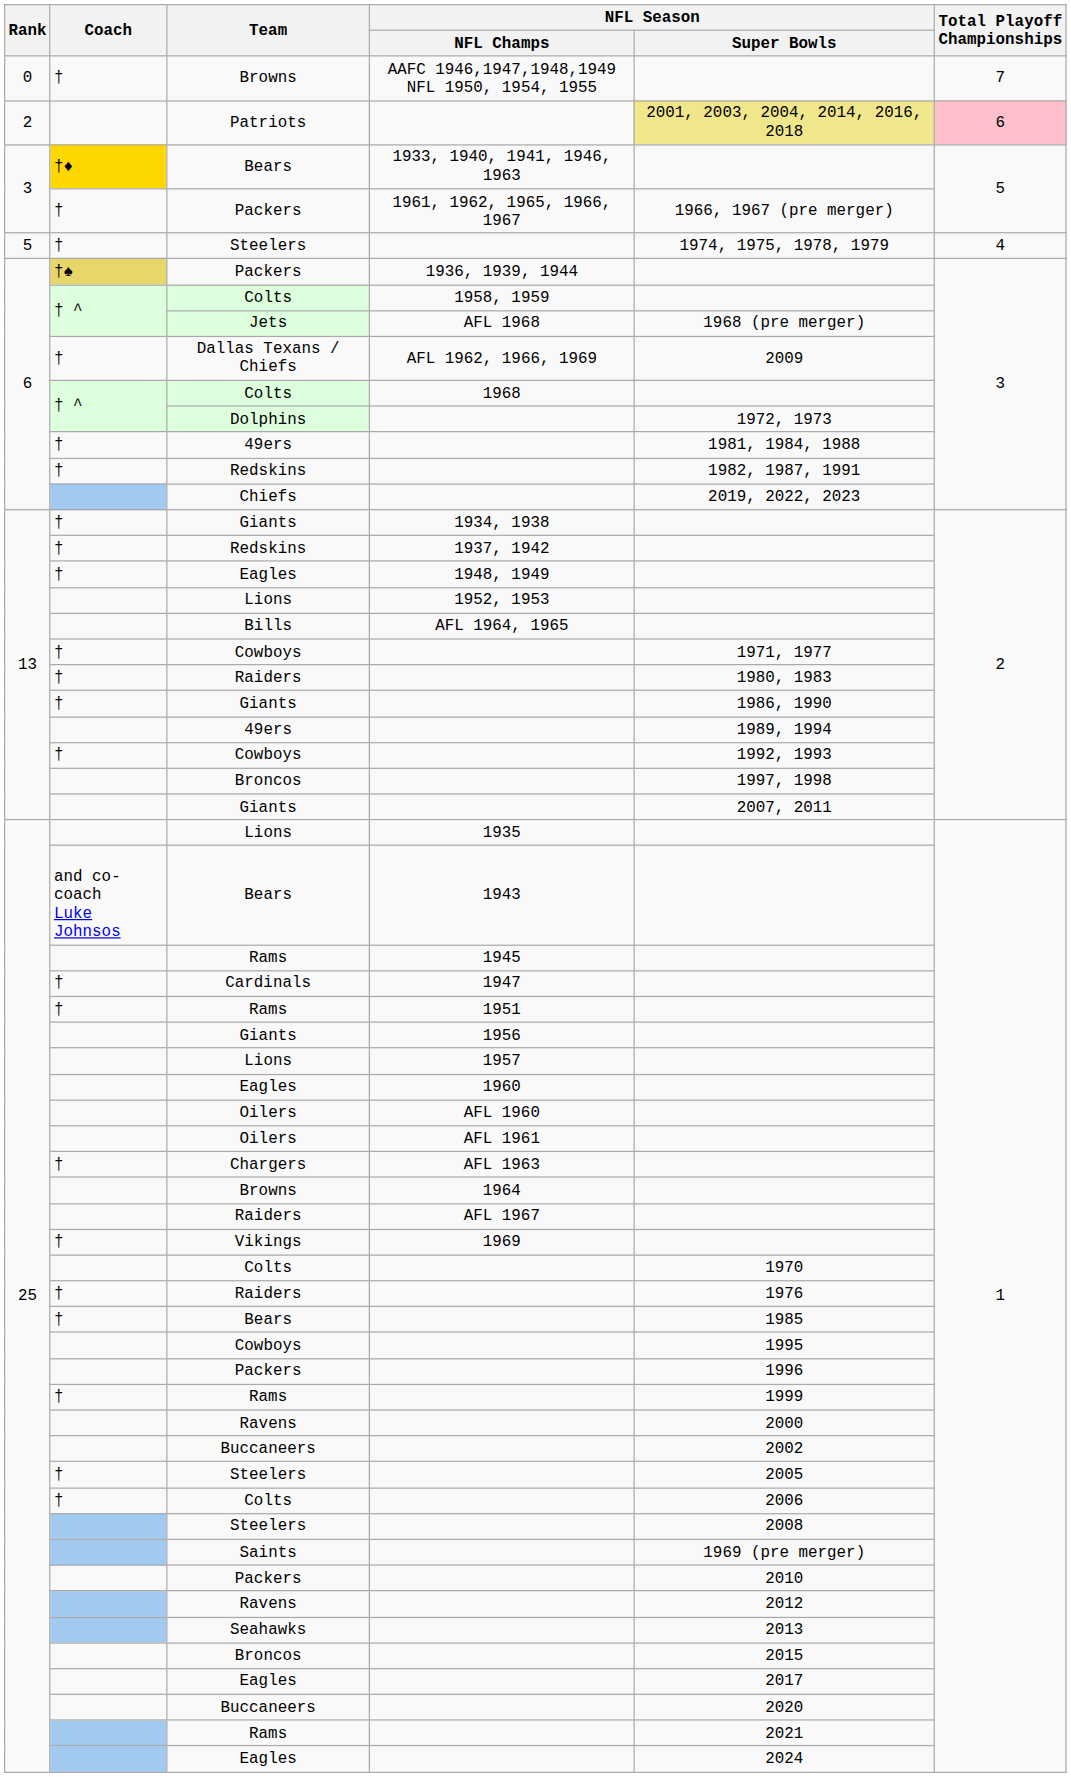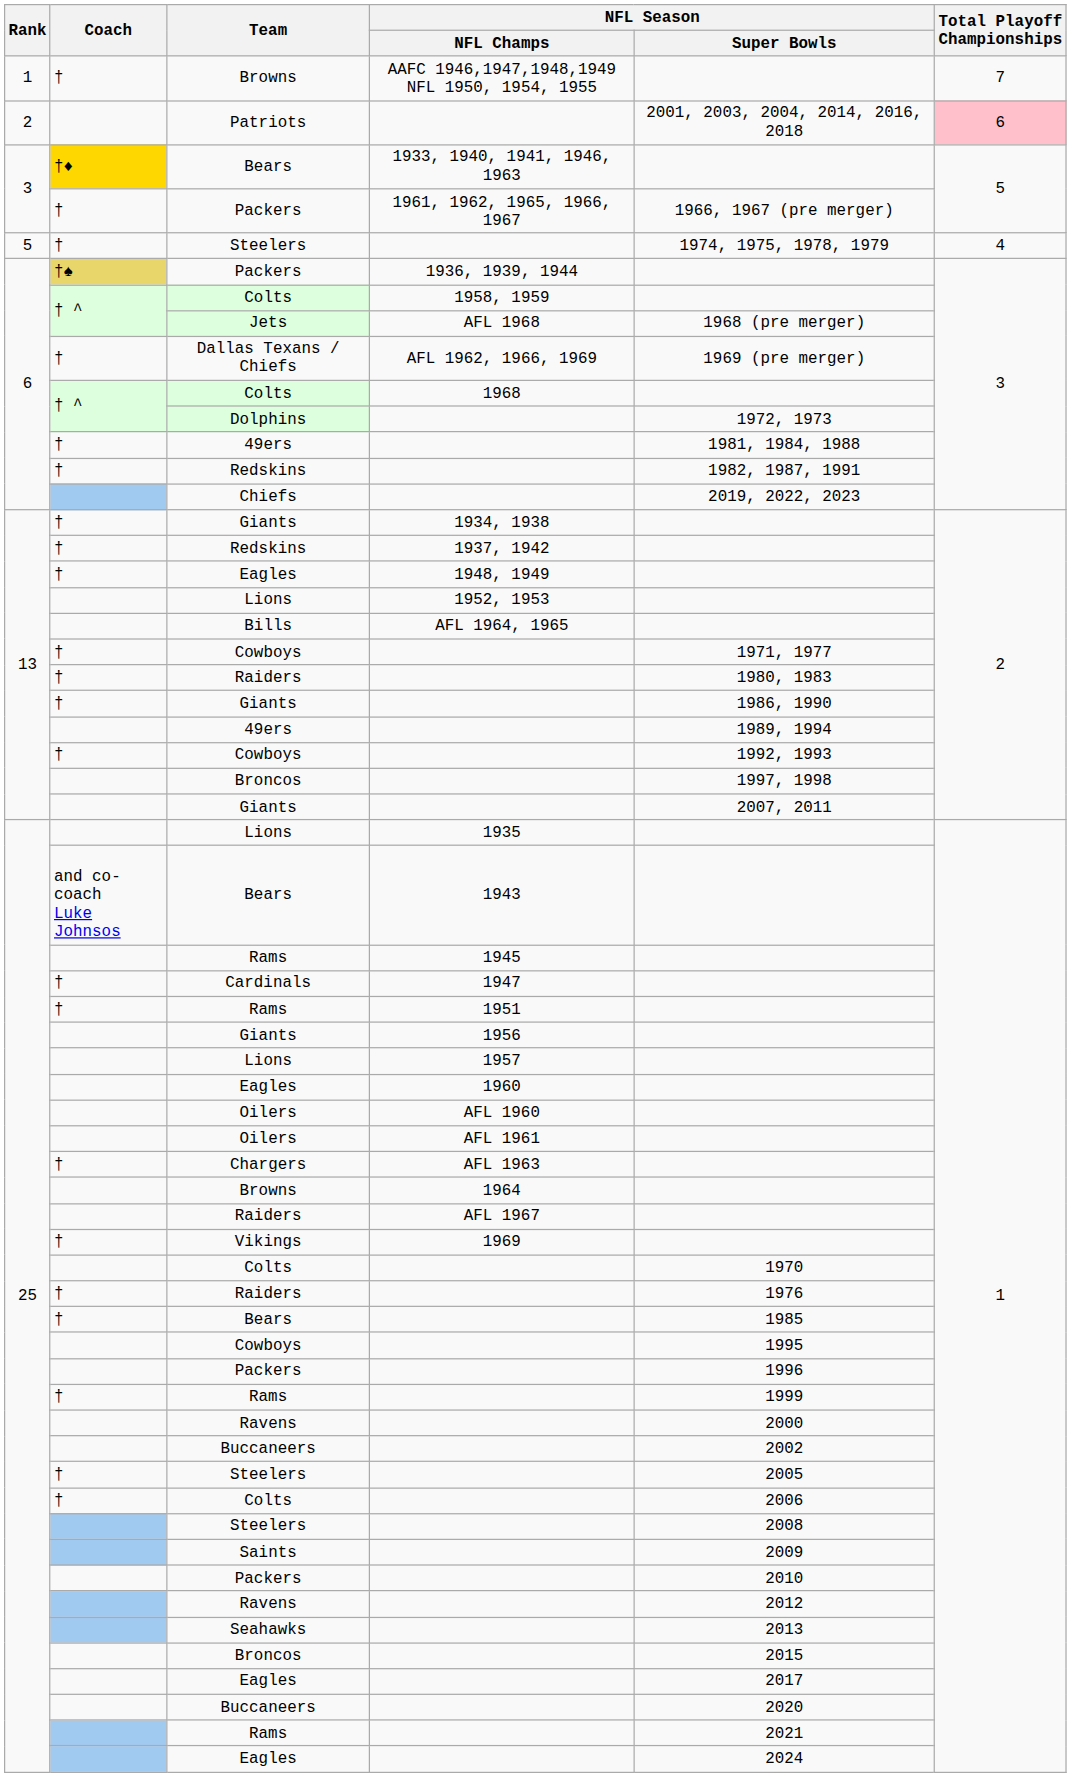(27, 78) 0 -> (27, 78) 1
(784, 123) khaki background -> (784, 123) no background
(784, 358) 2009 -> (784, 358) 1969 (pre merger)
(784, 1552) 1969 (pre merger) -> (784, 1552) 2009
